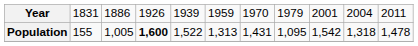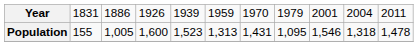(153, 32) bold -> (153, 32) normal
(188, 32) 1,522 -> (188, 32) 1,523
(326, 32) 1,542 -> (326, 32) 1,546
